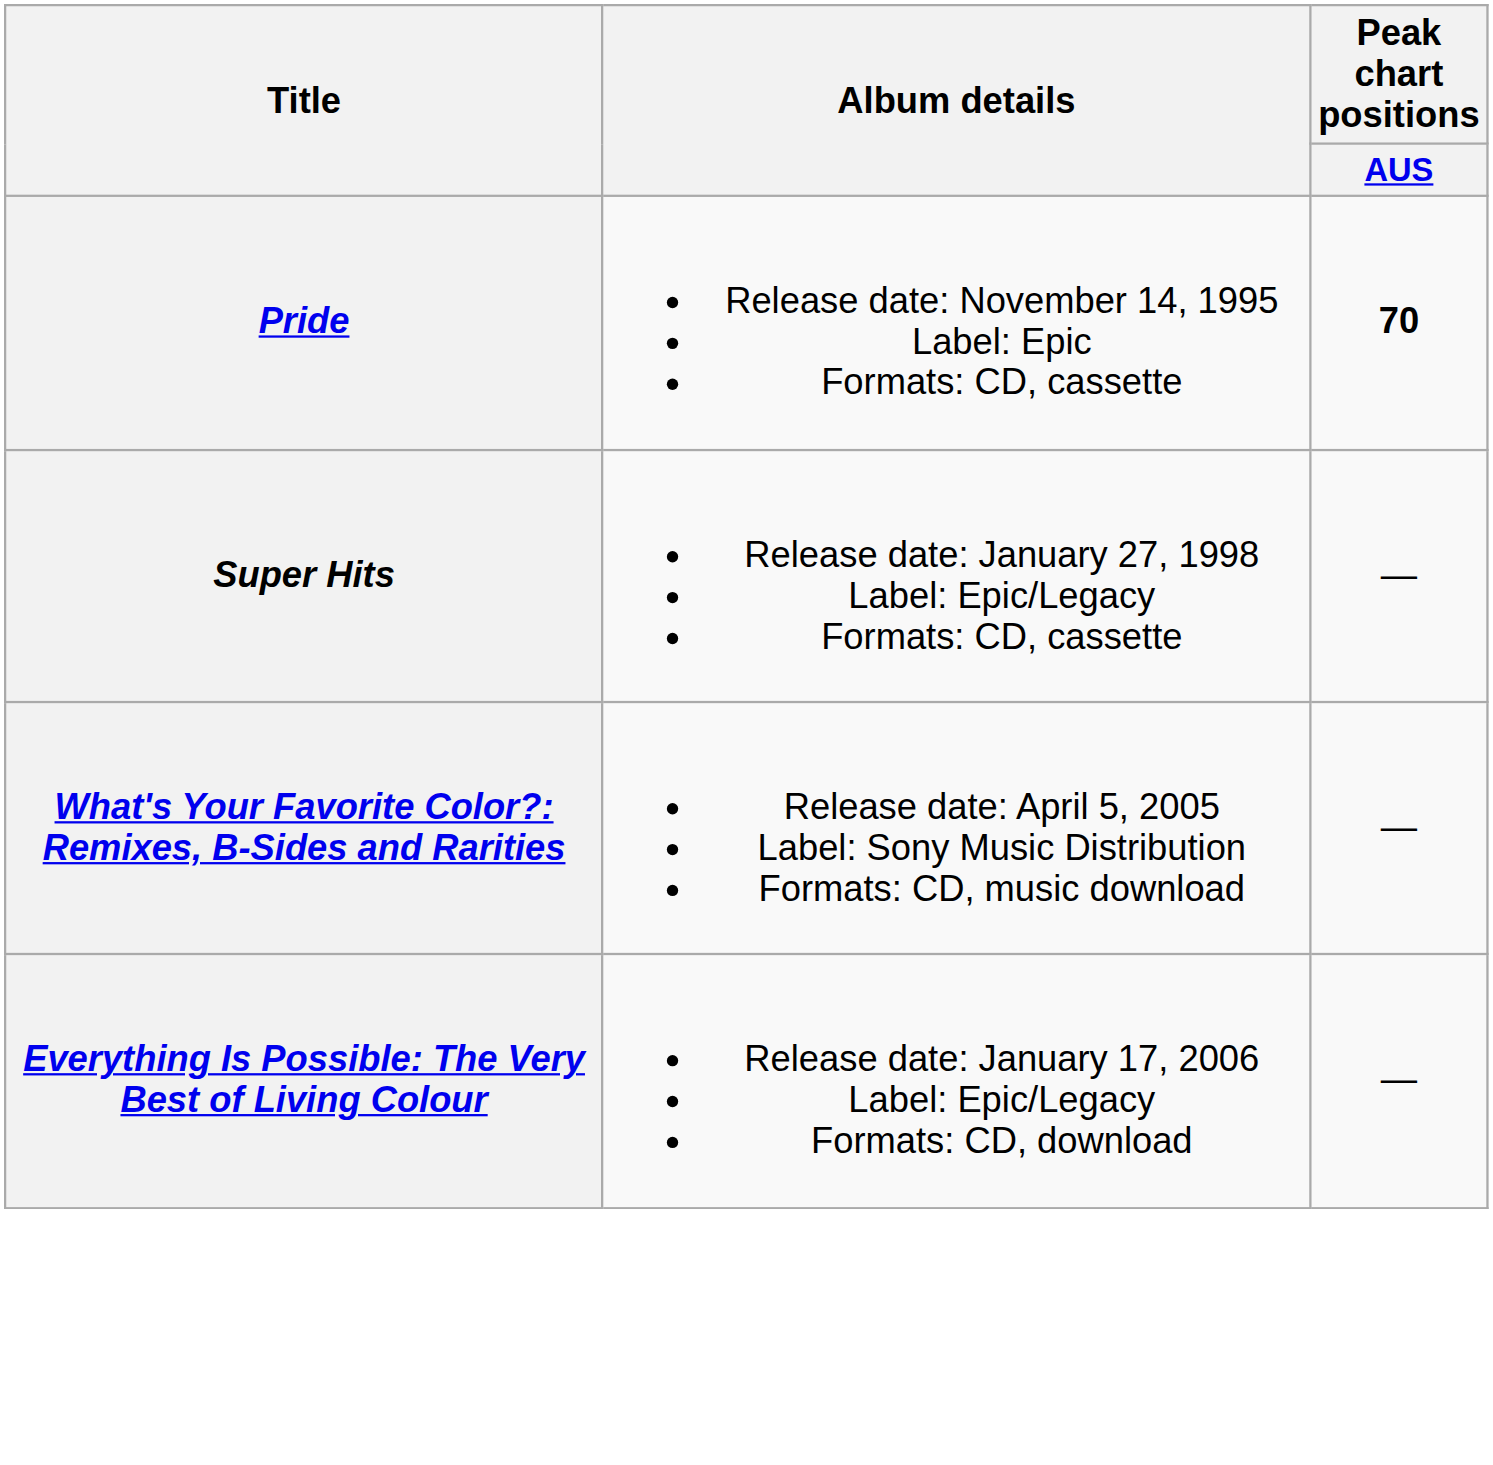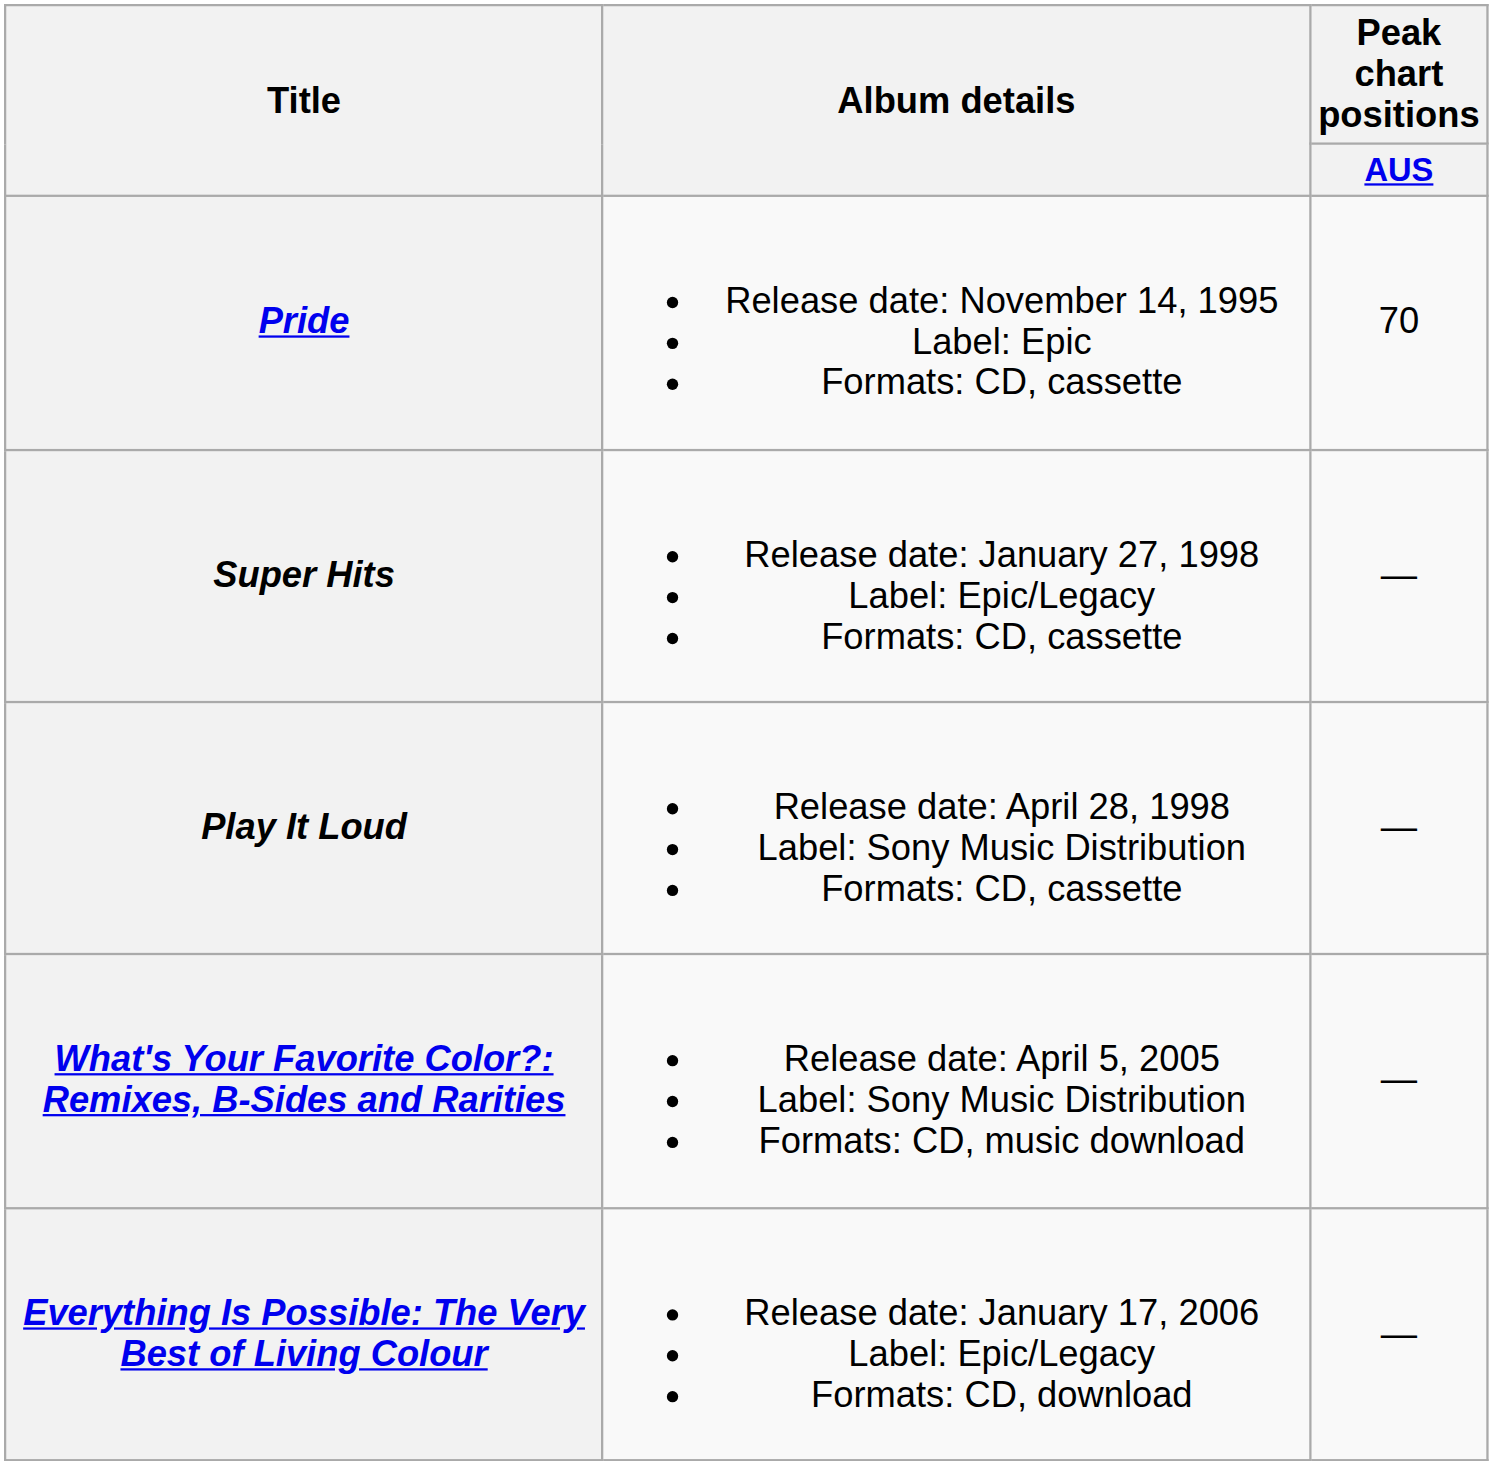(1399, 321) bold -> (1399, 321) normal
+ row: (304, 827)
